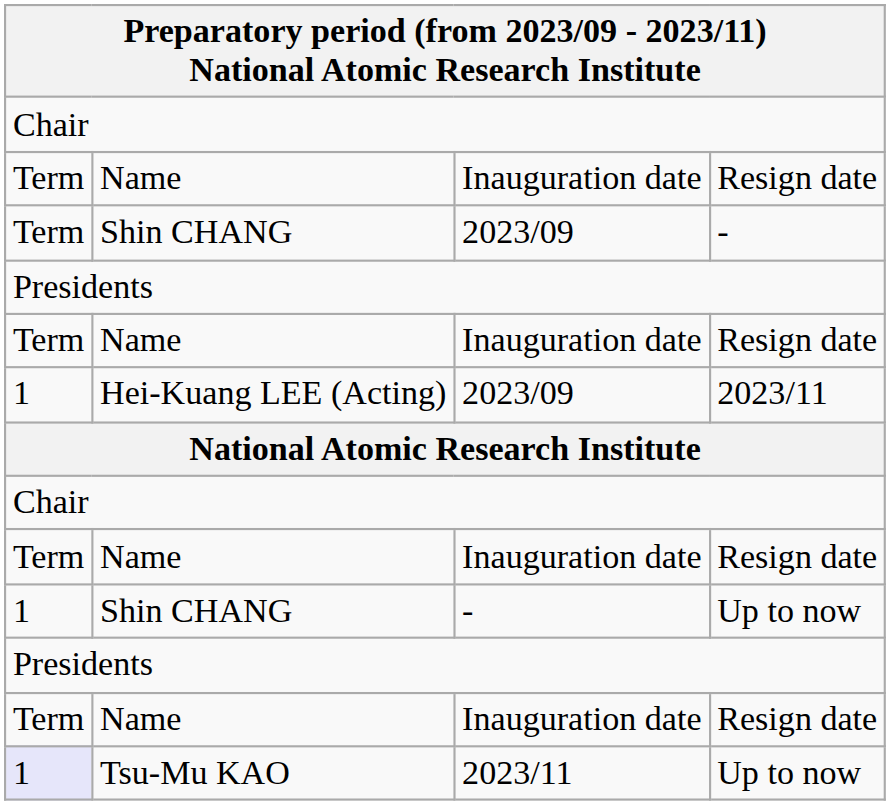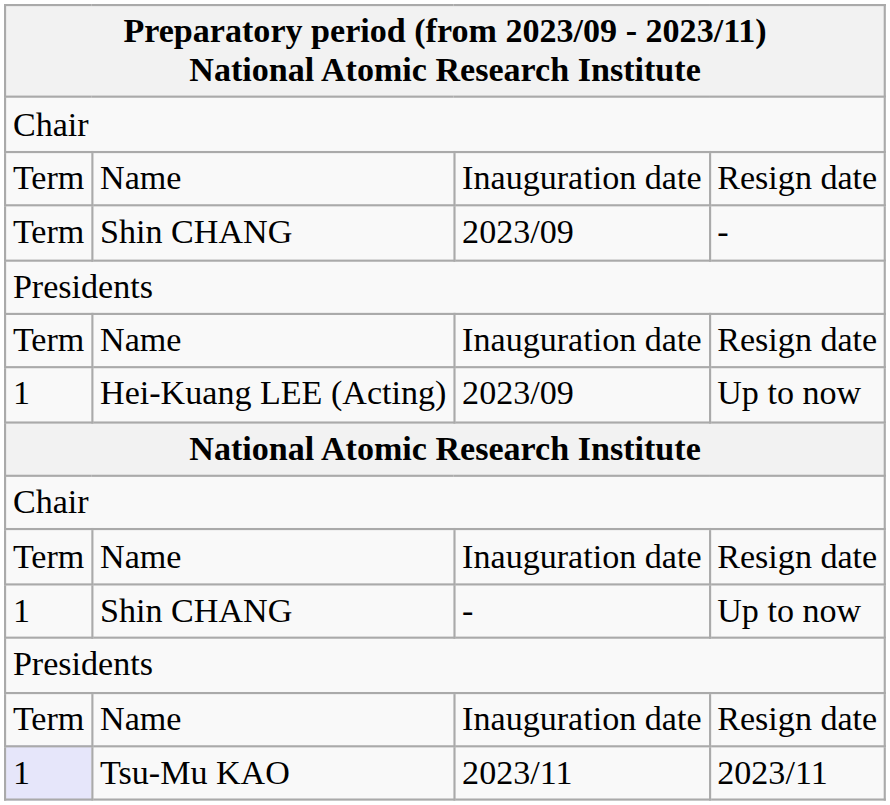(772, 394) 2023/11 -> (789, 394) Up to now
(789, 772) Up to now -> (772, 772) 2023/11
